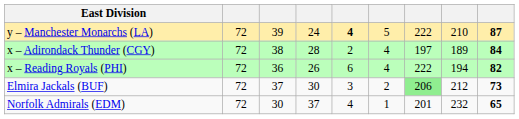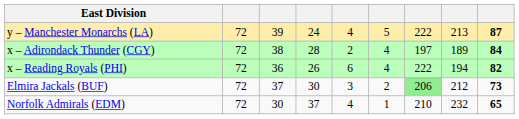(350, 31) bold -> (350, 31) normal
(459, 31) 210 -> (459, 31) 213
(423, 104) 201 -> (423, 104) 210
